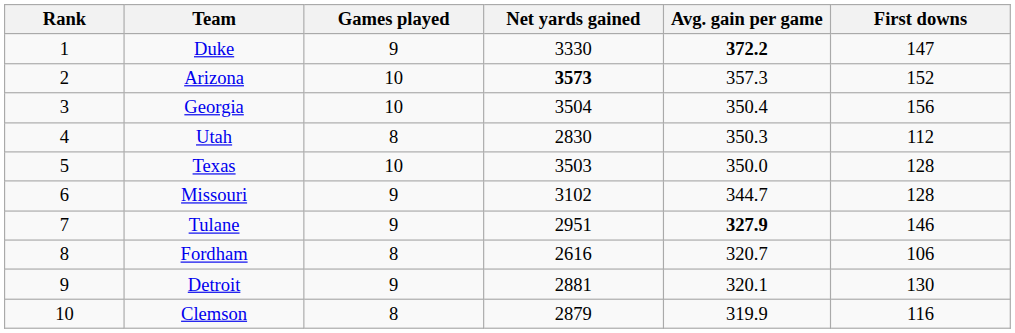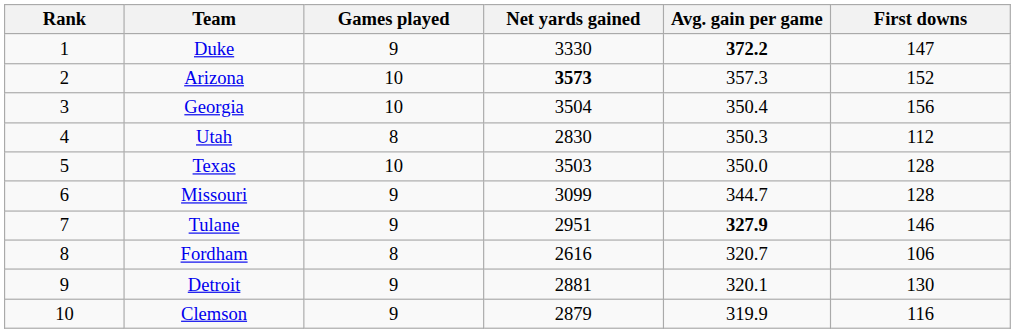(573, 195) 3102 -> (573, 195) 3099
(394, 313) 8 -> (394, 313) 9
